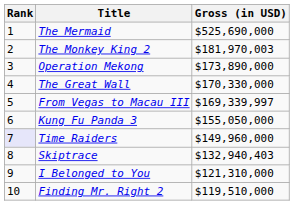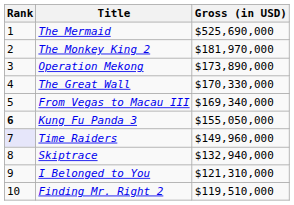(234, 49) $181,970,003 -> (234, 49) $181,970,000
(234, 102) $169,339,997 -> (234, 102) $169,340,000
(10, 120) normal -> (10, 120) bold
(234, 156) $132,940,403 -> (234, 156) $132,940,000
